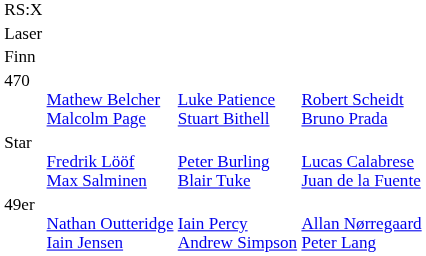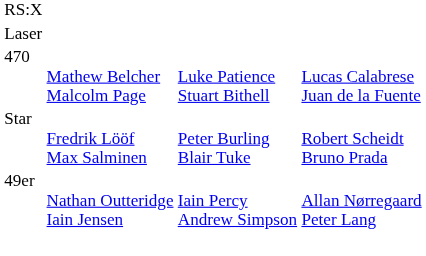- row: (20, 56)
(353, 109) Robert Scheidt Bruno Prada -> (361, 85) Lucas Calabrese Juan de la Fuente
(361, 171) Lucas Calabrese Juan de la Fuente -> (353, 147) Robert Scheidt Bruno Prada
